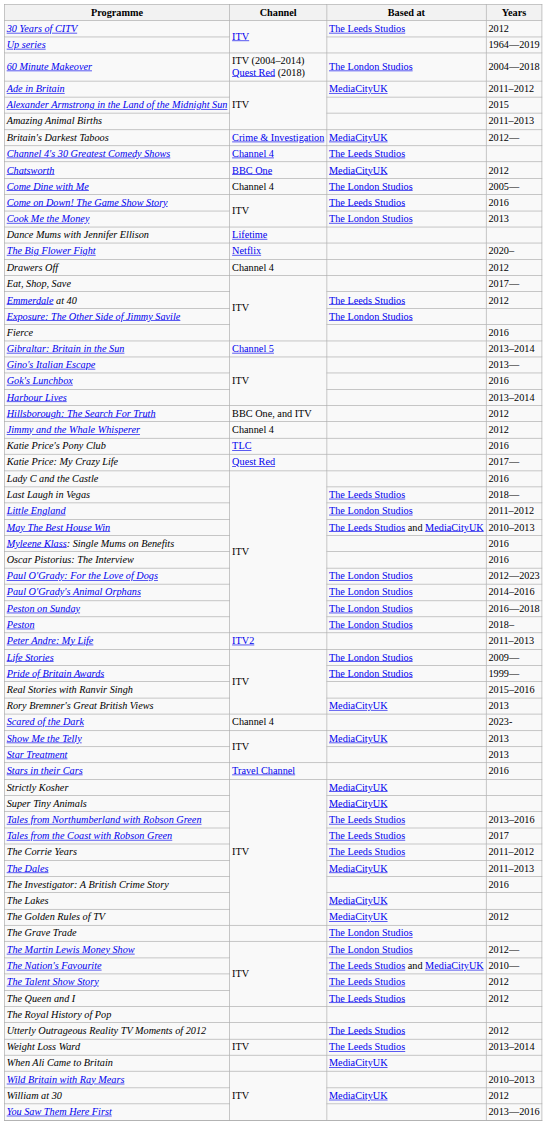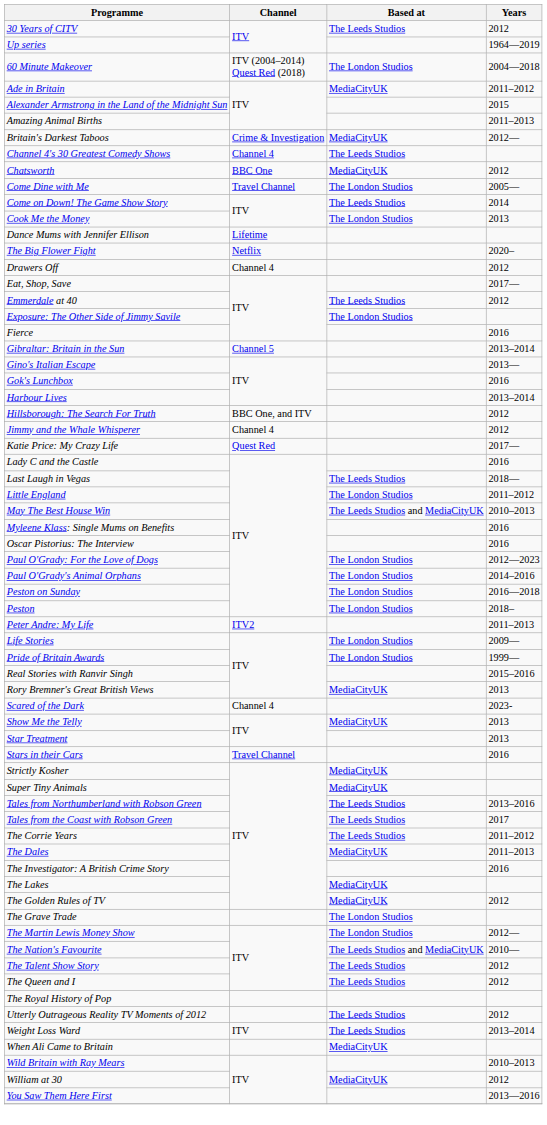(253, 186) Channel 4 -> (264, 186) Travel Channel
(499, 202) 2016 -> (499, 202) 2014
- row: (56, 446)
